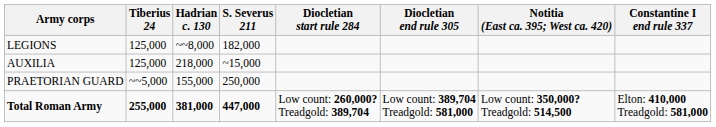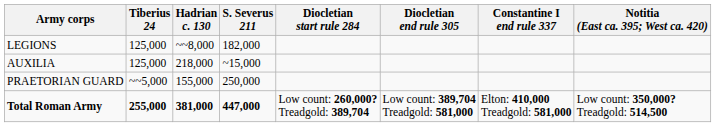columns swapped: (663, 20) <-> (547, 20)
